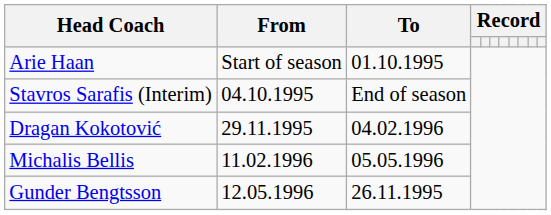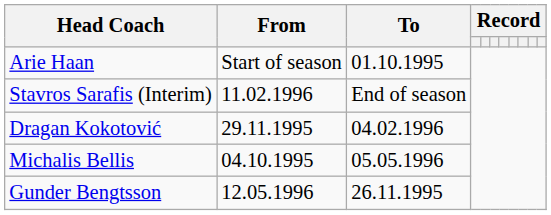(267, 95) 04.10.1995 -> (267, 95) 11.02.1996
(267, 160) 11.02.1996 -> (267, 160) 04.10.1995
